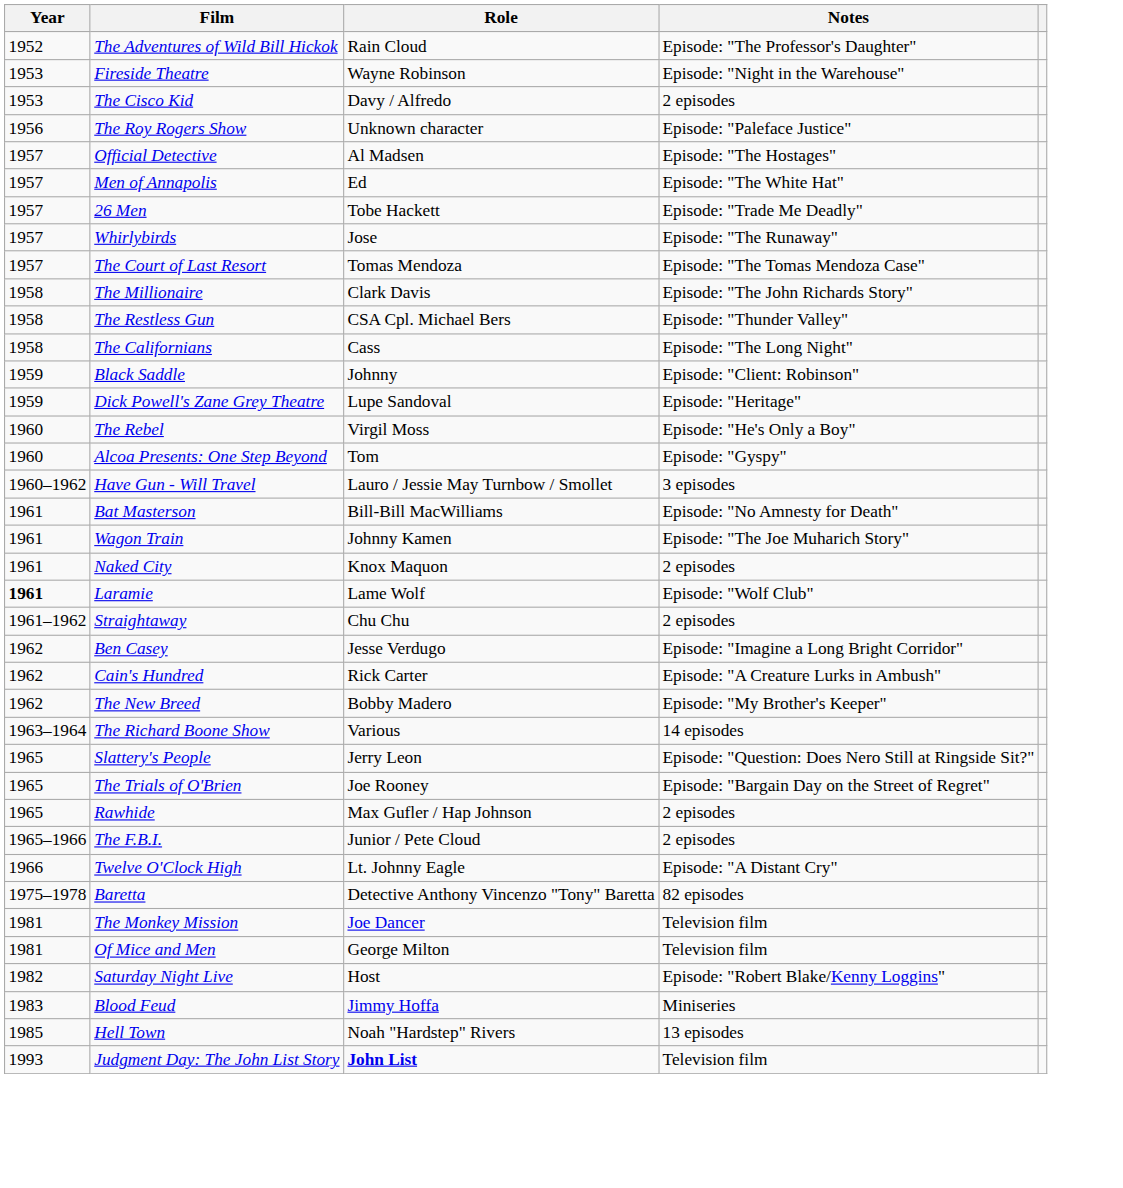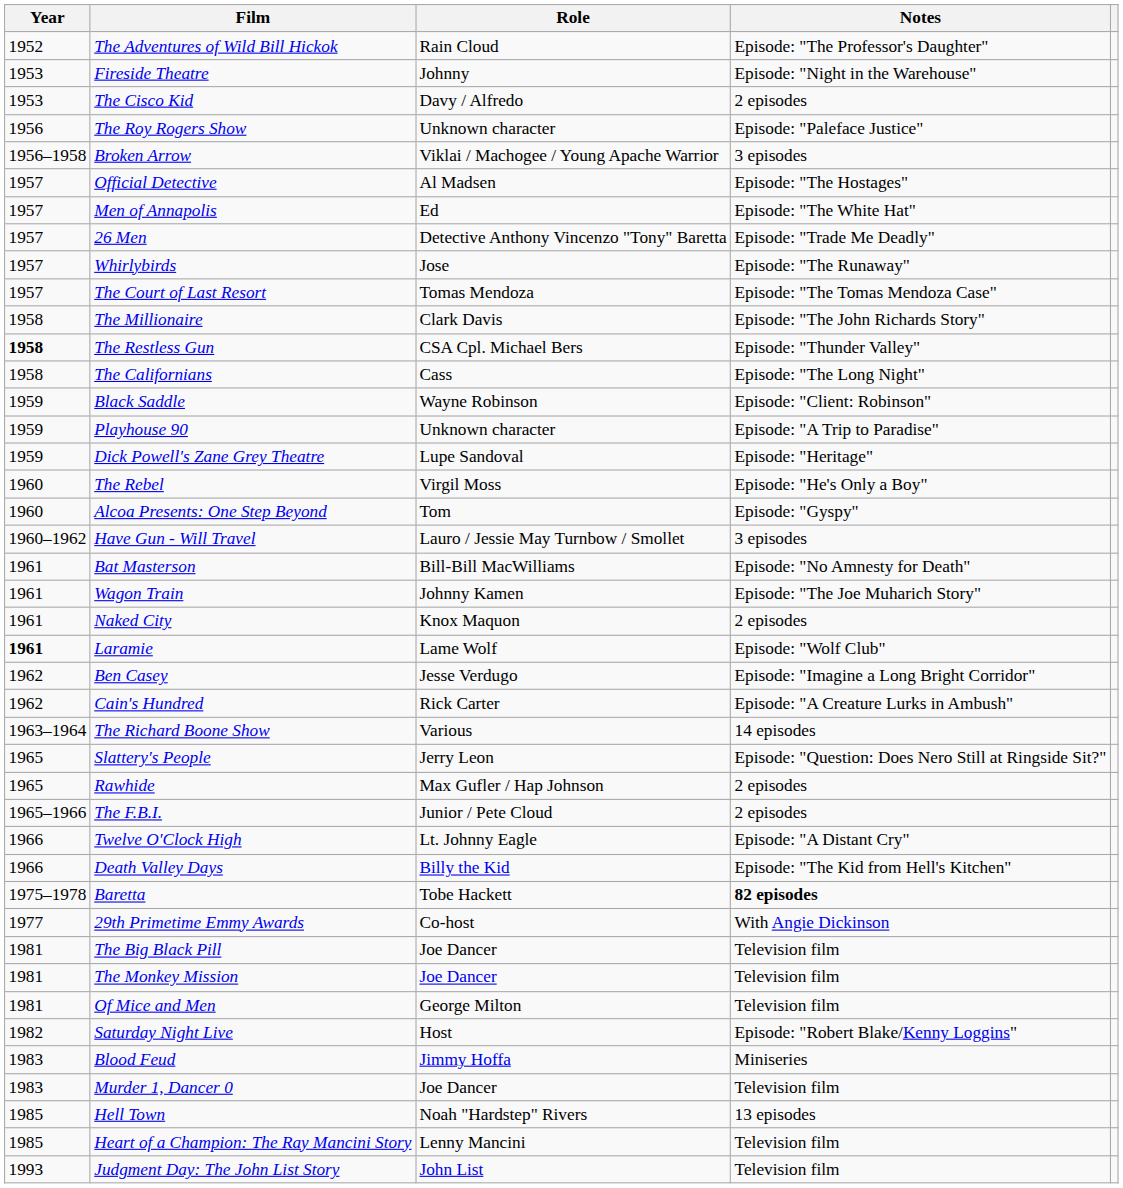(407, 73) Wayne Robinson -> (444, 73) Johnny
+ row: (143, 155)
(394, 210) Tobe Hackett -> (573, 237) Detective Anthony Vincenzo "Tony" Baretta
(26, 319) normal -> (26, 347) bold
(372, 374) Johnny -> (479, 401) Wayne Robinson
+ row: (141, 429)
- row: (140, 621)
- row: (147, 703)
- row: (168, 785)
+ row: (159, 867)
(501, 895) Detective Anthony Vincenzo "Tony" Baretta -> (466, 895) Tobe Hackett
(703, 895) normal -> (776, 895) bold
+ row: (199, 922)
+ row: (158, 949)
+ row: (164, 1086)
+ row: (253, 1141)
(382, 1059) bold -> (451, 1169) normal
